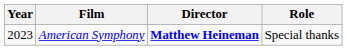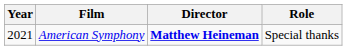(20, 34) 2023 -> (20, 34) 2021
